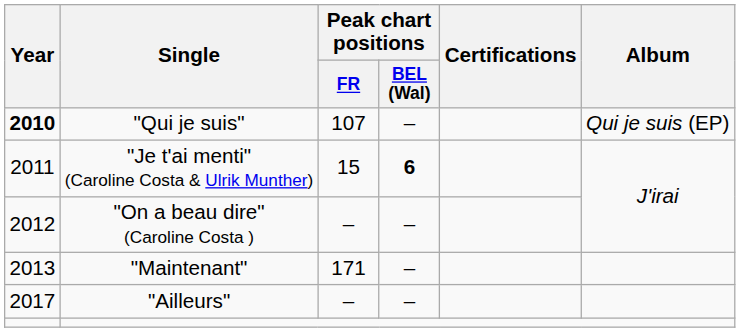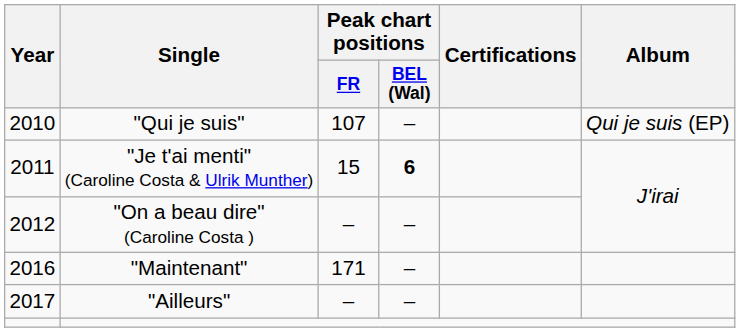(32, 123) bold -> (32, 123) normal
(32, 268) 2013 -> (32, 268) 2016
